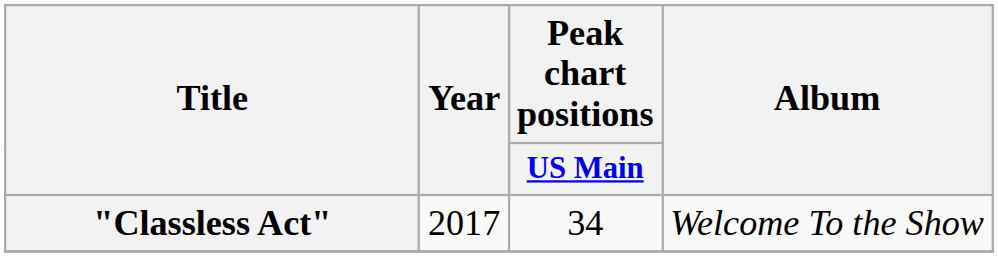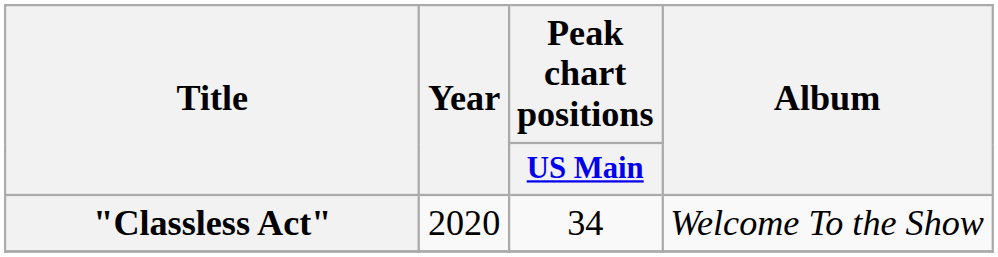(464, 222) 2017 -> (464, 222) 2020
